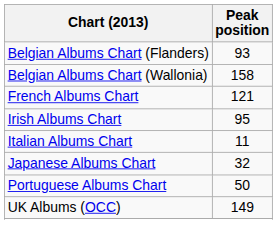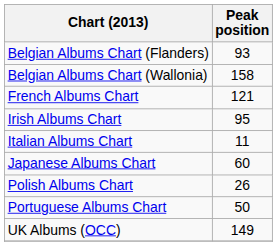(242, 163) 32 -> (242, 163) 60
+ row: (70, 185)
